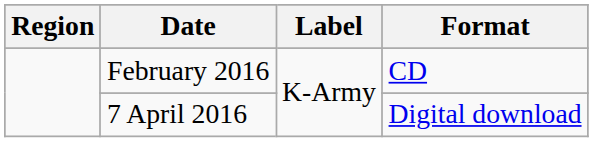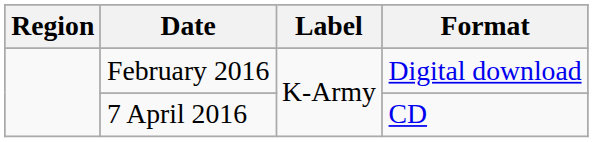(408, 70) CD -> (485, 70) Digital download
(485, 114) Digital download -> (408, 114) CD
